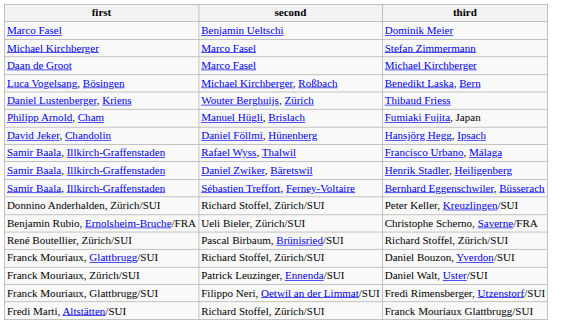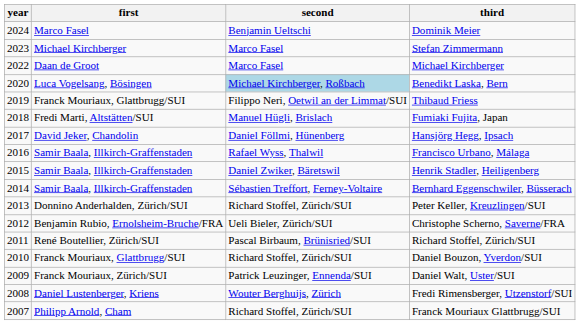+ column: (18, 13)
(269, 83) no background -> (297, 83) lightblue background
(69, 100) Daniel Lustenberger, Kriens -> (110, 100) Franck Mouriaux, Glattbrugg/SUI
(258, 100) Wouter Berghuijs, Zürich -> (318, 100) Filippo Neri, Oetwil an der Limmat/SUI
(56, 118) Philipp Arnold, Cham -> (94, 118) Fredi Marti, Altstätten/SUI
(82, 293) Franck Mouriaux, Glattbrugg/SUI -> (96, 293) Daniel Lustenberger, Kriens
(290, 293) Filippo Neri, Oetwil an der Limmat/SUI -> (285, 293) Wouter Berghuijs, Zürich
(67, 310) Fredi Marti, Altstätten/SUI -> (83, 310) Philipp Arnold, Cham
